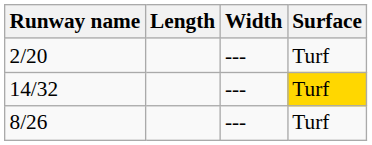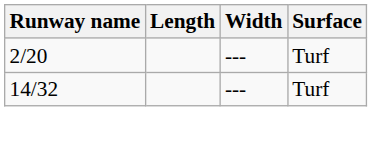(311, 88) gold background -> (311, 88) no background
- row: (28, 122)
